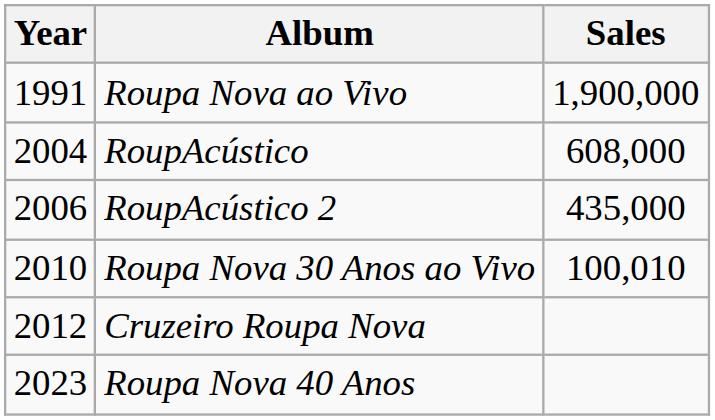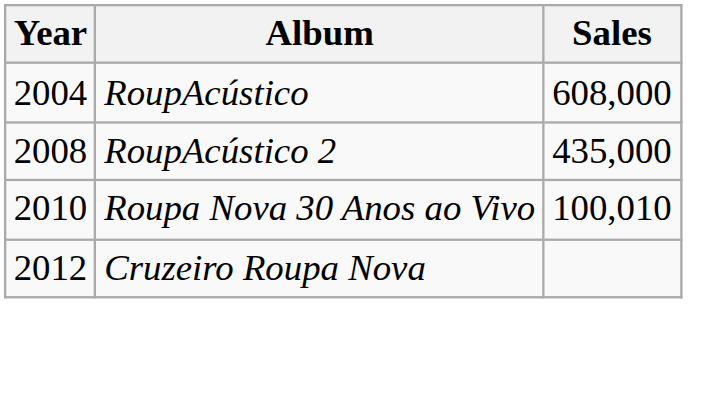- row: (256, 92)
(50, 208) 2006 -> (50, 150) 2008
- row: (260, 383)
